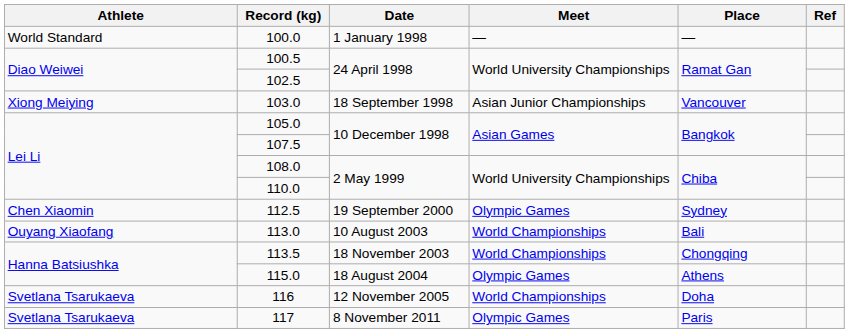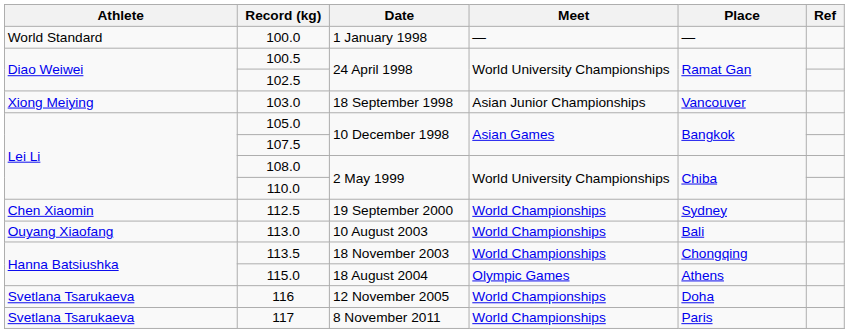(521, 210) Olympic Games -> (539, 210) World Championships
(521, 318) Olympic Games -> (539, 318) World Championships
